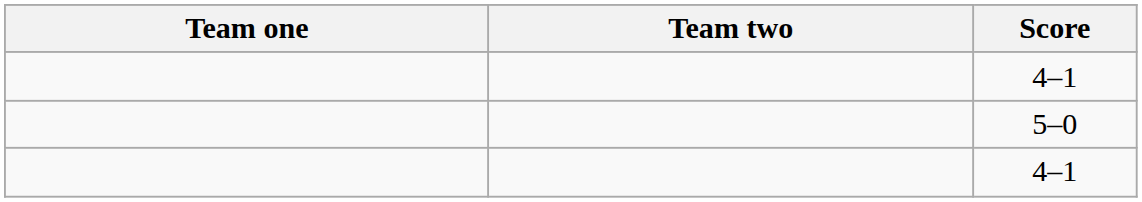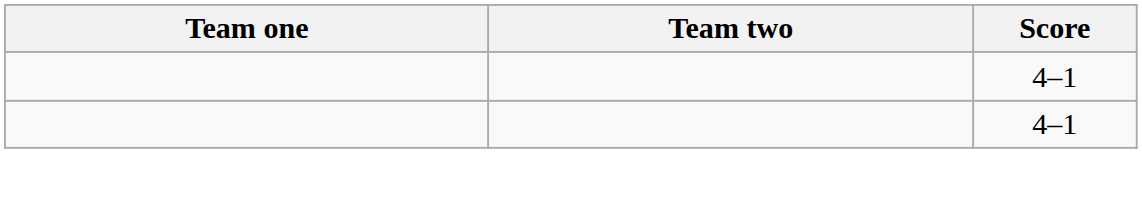- row: (247, 124)
